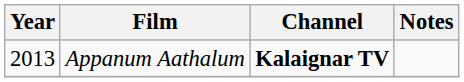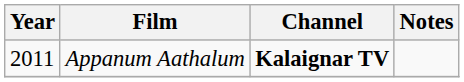(32, 58) 2013 -> (32, 58) 2011
